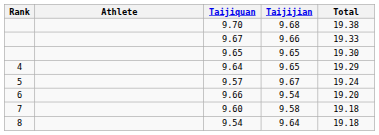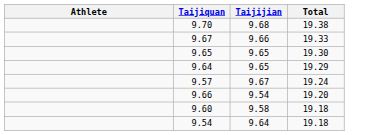- column: (20, 11)
